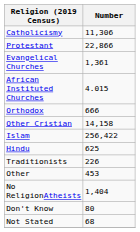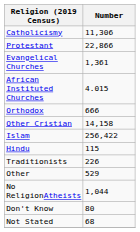(92, 148) 625 -> (92, 148) 115
(92, 174) 453 -> (92, 174) 529
(97, 191) 1,404 -> (97, 191) 1,044
